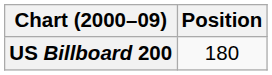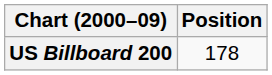(222, 53) 180 -> (222, 53) 178
